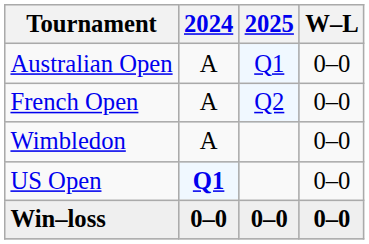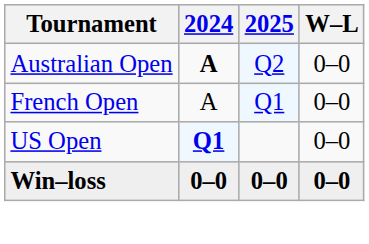(209, 63) normal -> (209, 63) bold
(269, 63) Q1 -> (269, 63) Q2
(269, 102) Q2 -> (269, 102) Q1
- row: (68, 141)
